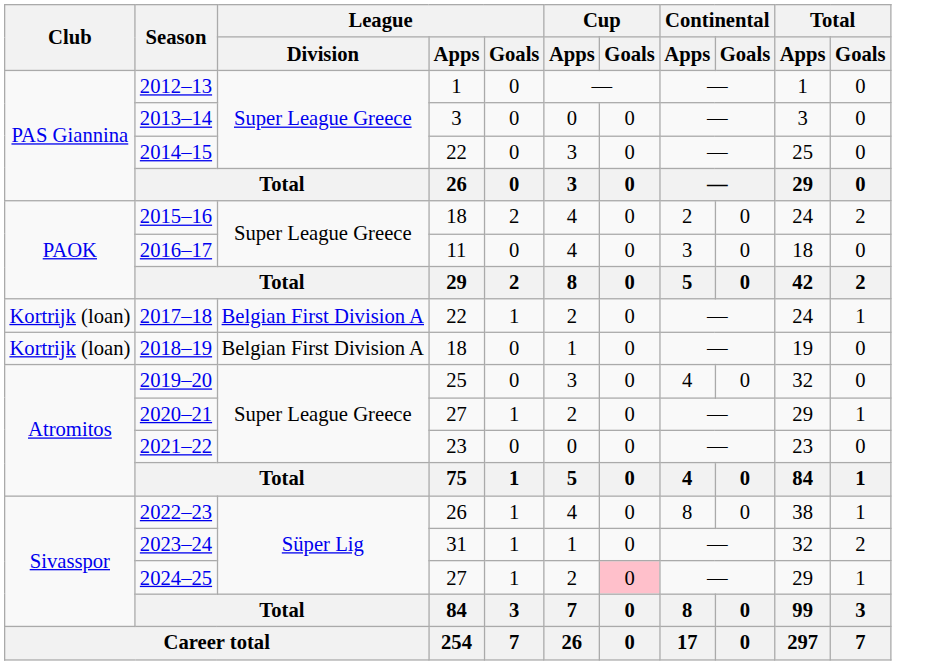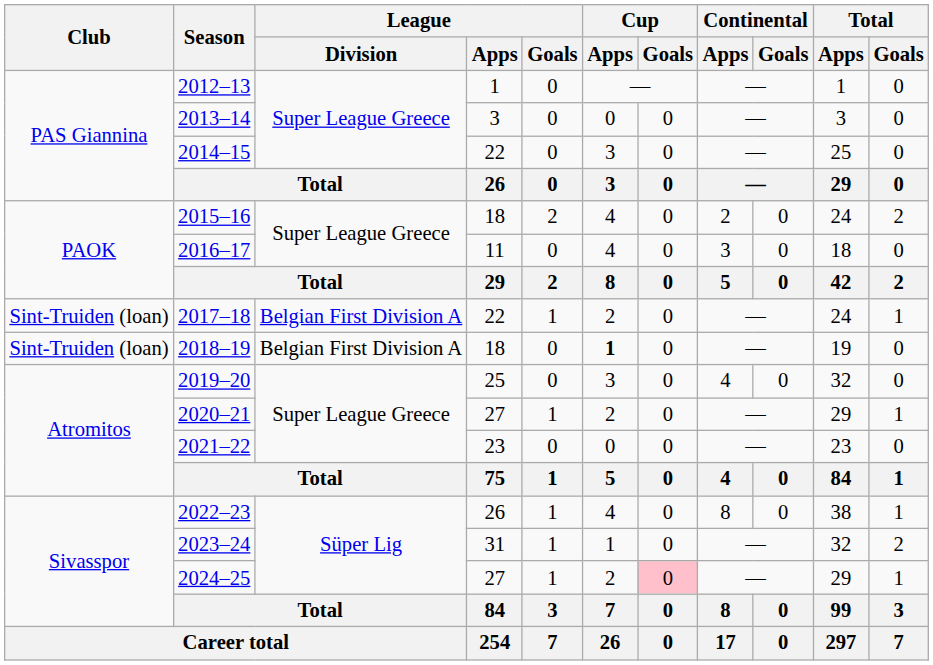(70, 315) Kortrijk (loan) -> (89, 315) Sint-Truiden (loan)
(70, 348) Kortrijk (loan) -> (89, 348) Sint-Truiden (loan)
(572, 348) normal -> (610, 348) bold
